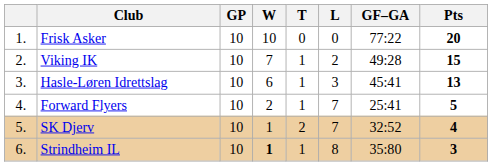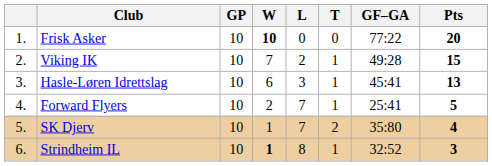columns swapped: (302, 15) <-> (335, 15)
(269, 37) normal -> (269, 37) bold
(385, 127) 32:52 -> (385, 127) 35:80
(385, 149) 35:80 -> (385, 149) 32:52
